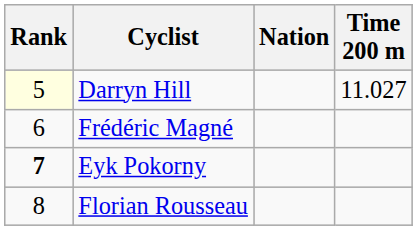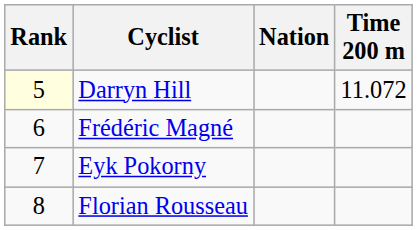(374, 89) 11.027 -> (374, 89) 11.072
(39, 166) bold -> (39, 166) normal
